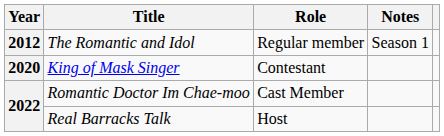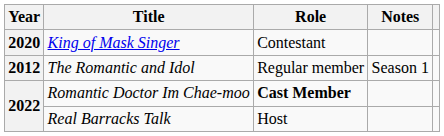rows swapped: (121, 42) <-> (114, 67)
(300, 93) normal -> (304, 93) bold
